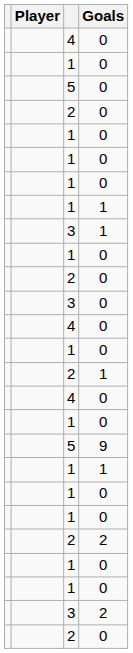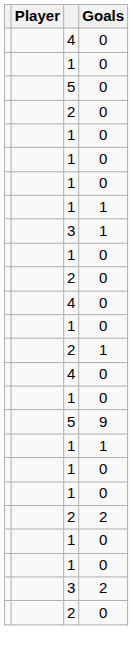- row: (71, 302)
